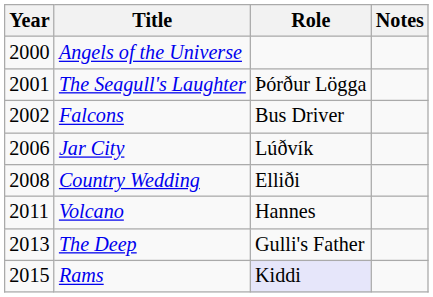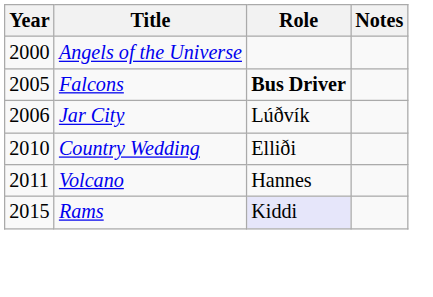- row: (152, 84)
(29, 116) 2002 -> (29, 84) 2005
(300, 116) normal -> (299, 84) bold
(29, 180) 2008 -> (29, 148) 2010
- row: (98, 244)
